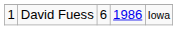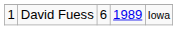(128, 14) 1986 -> (128, 14) 1989
